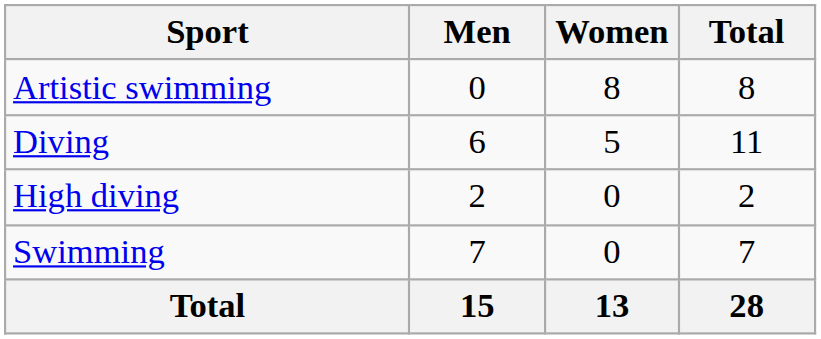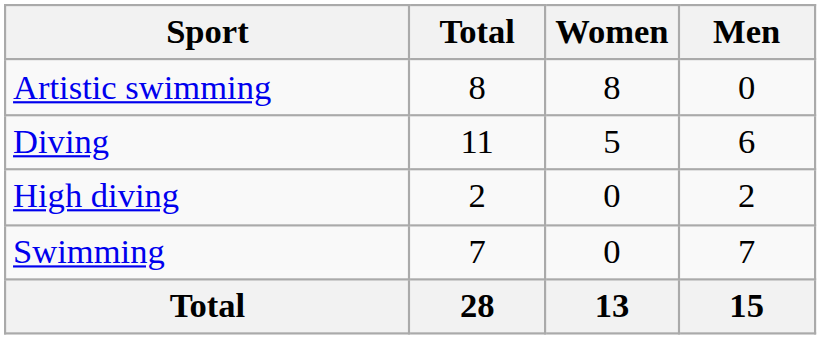columns swapped: (477, 31) <-> (747, 31)
